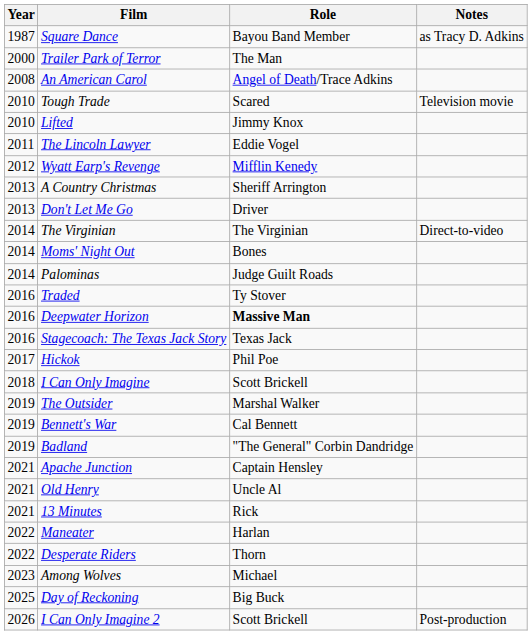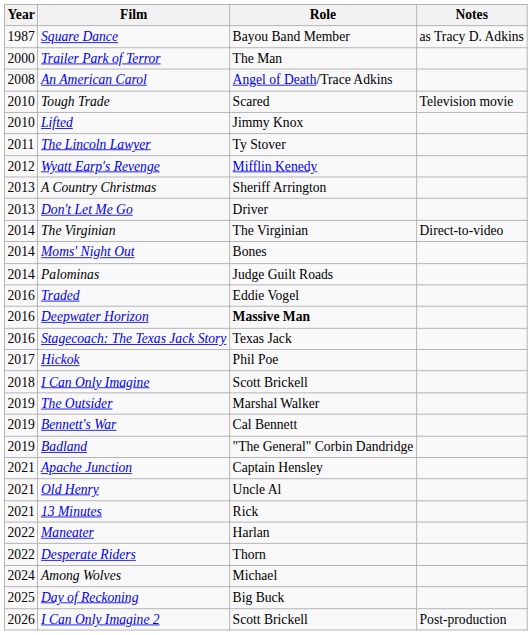(266, 144) Eddie Vogel -> (259, 144) Ty Stover
(259, 295) Ty Stover -> (266, 295) Eddie Vogel
(21, 576) 2023 -> (21, 576) 2024
